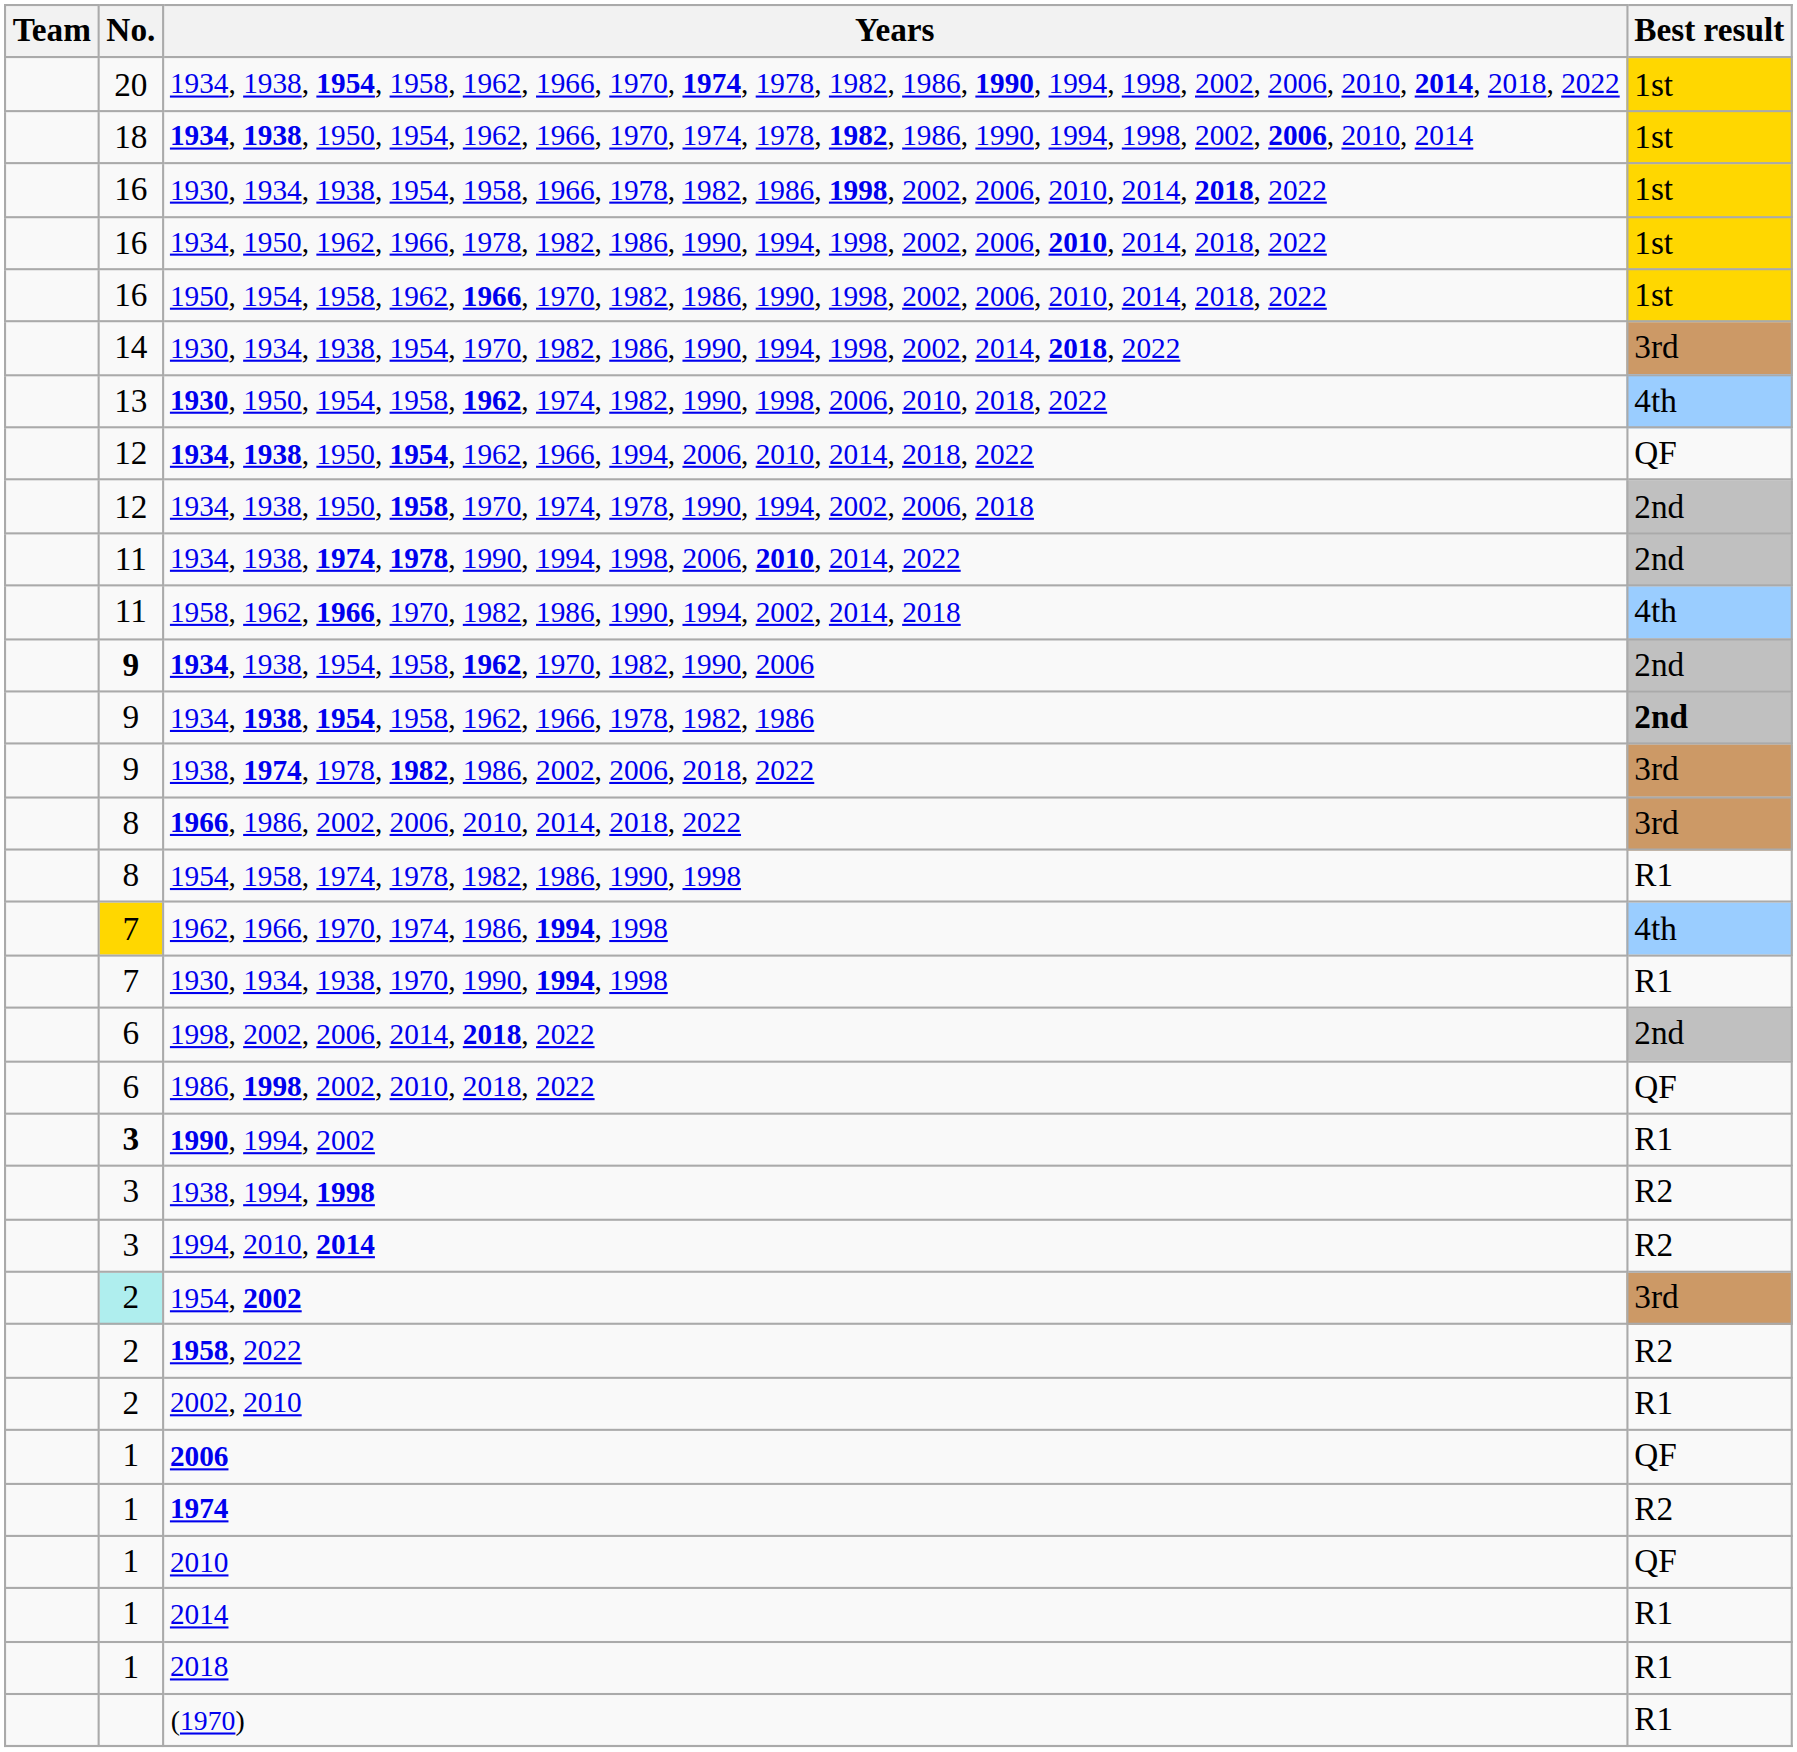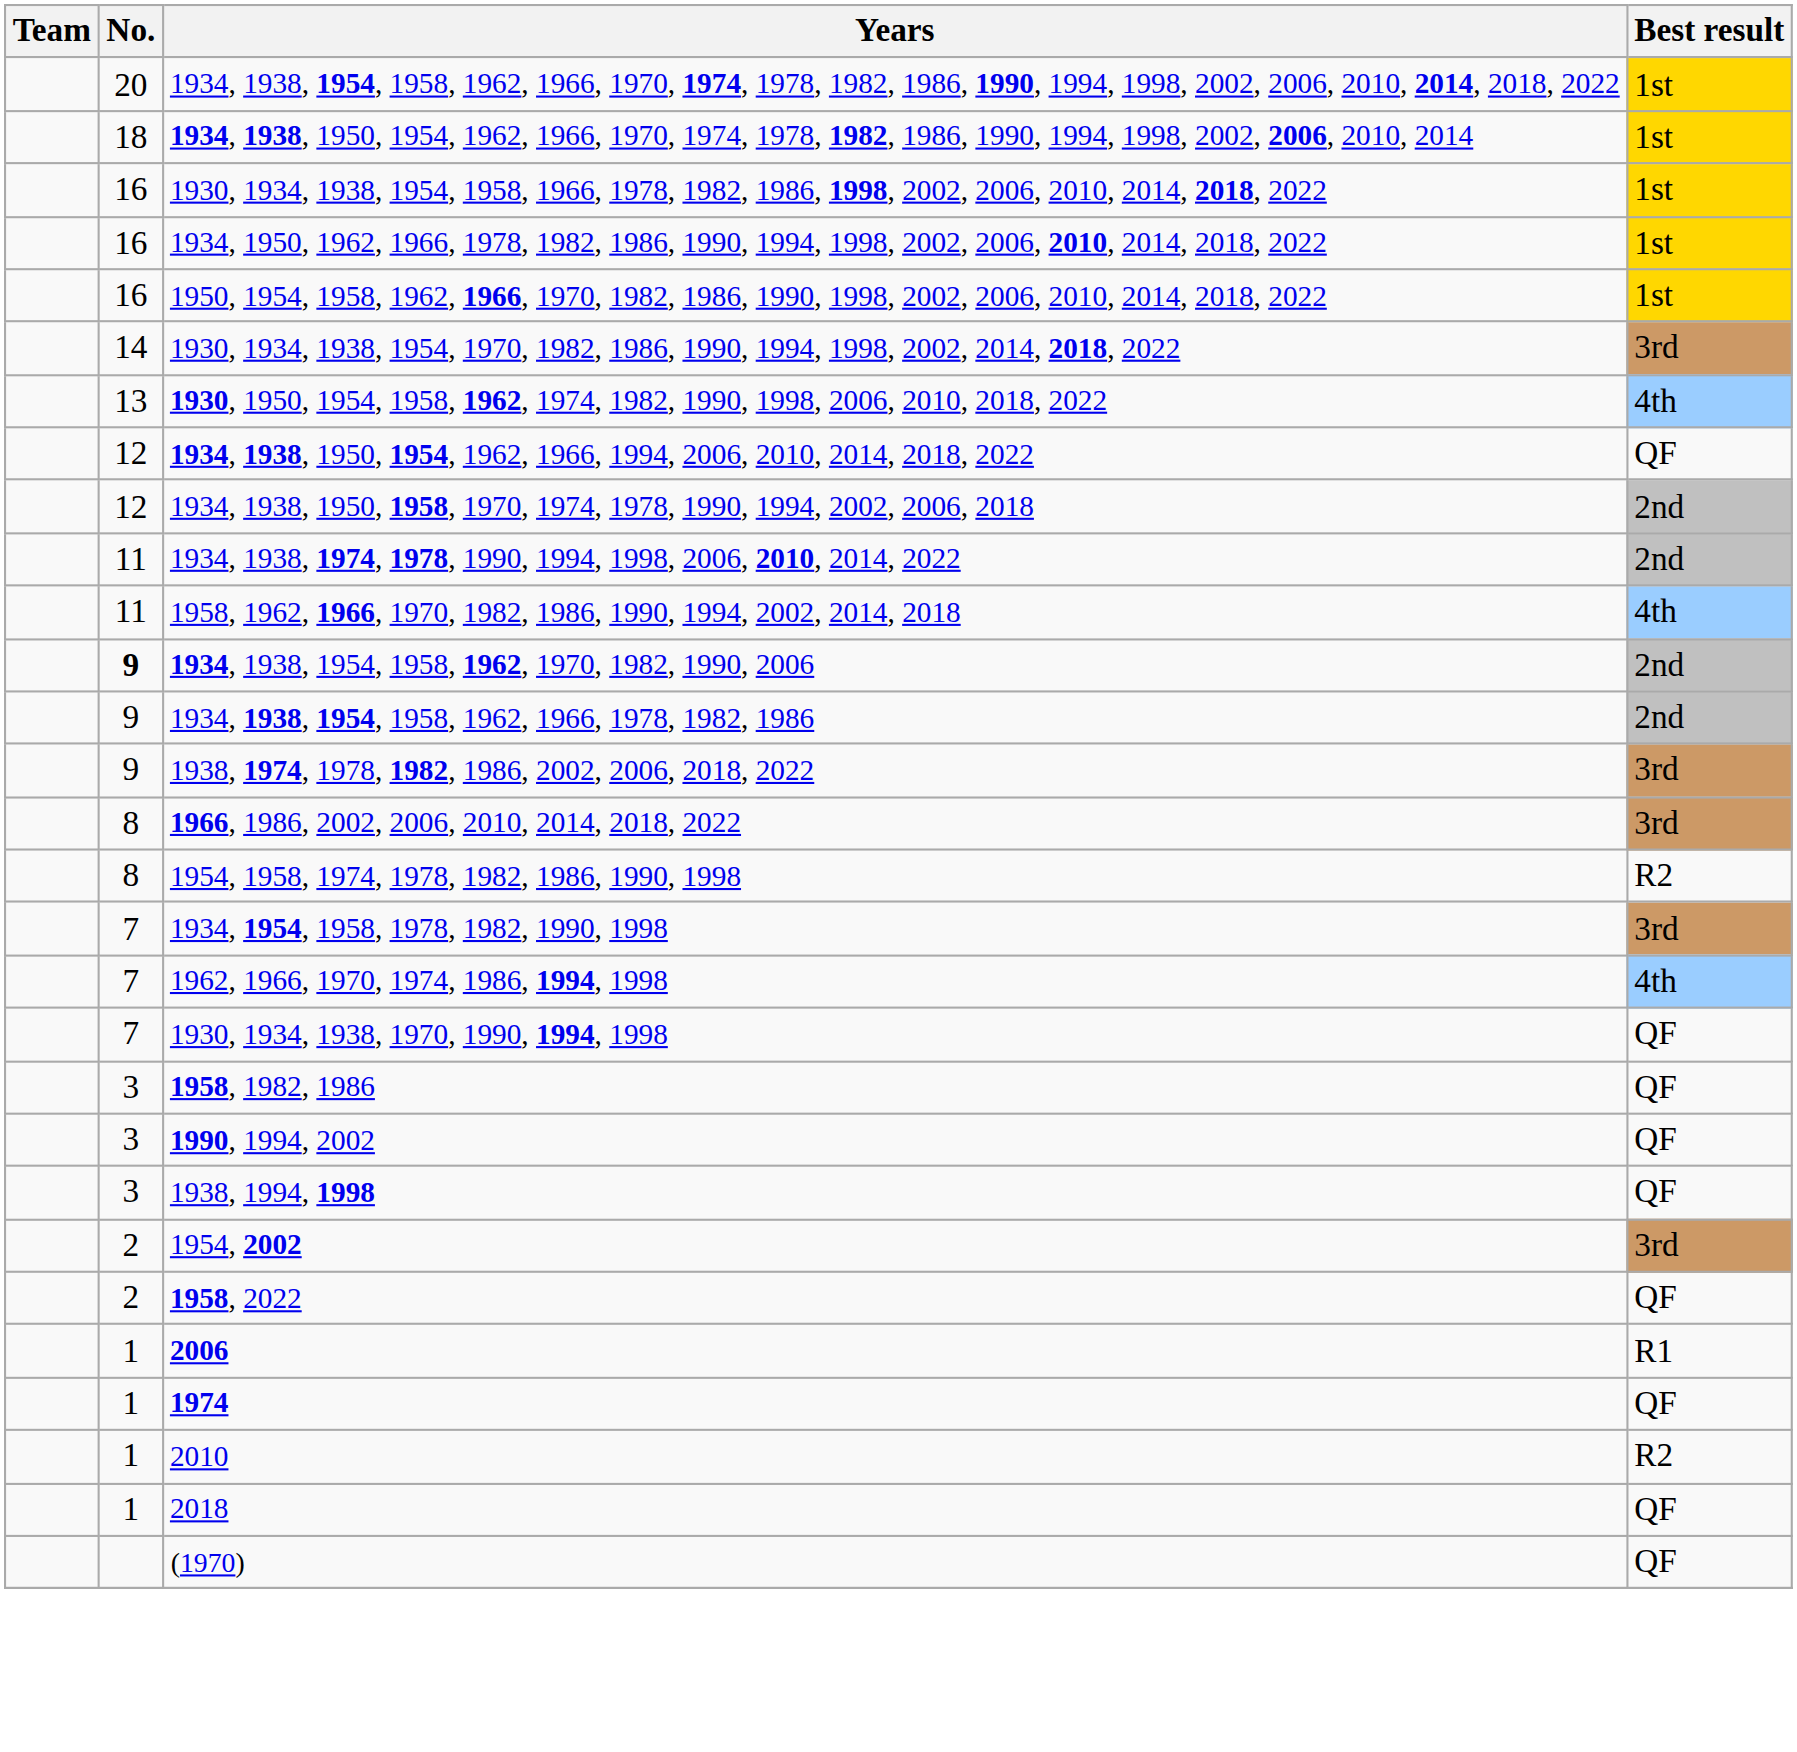(1661, 717) bold -> (1659, 717) normal
(1654, 875) R1 -> (1654, 875) R2
+ row: (419, 928)
(131, 928) gold background -> (131, 980) no background
(1654, 980) R1 -> (1656, 1033) QF
- row: (382, 1033)
- row: (382, 1086)
+ row: (272, 1086)
(131, 1139) bold -> (131, 1139) normal
(1654, 1139) R1 -> (1656, 1139) QF
(1654, 1192) R2 -> (1656, 1192) QF
- row: (272, 1244)
(131, 1297) paleturquoise background -> (131, 1244) no background
(1654, 1350) R2 -> (1656, 1297) QF
- row: (236, 1403)
(1656, 1455) QF -> (1654, 1350) R1
(1654, 1508) R2 -> (1656, 1403) QF
(1656, 1561) QF -> (1654, 1455) R2
- row: (199, 1614)
(1654, 1667) R1 -> (1656, 1508) QF
(1654, 1719) R1 -> (1656, 1561) QF
